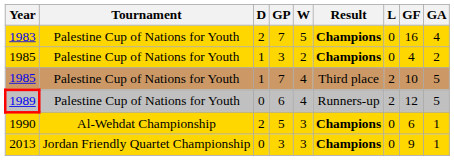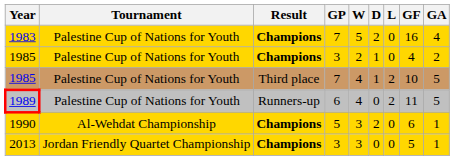columns swapped: (349, 15) <-> (261, 15)
(411, 100) 12 -> (411, 100) 11
(411, 144) 9 -> (411, 144) 5
